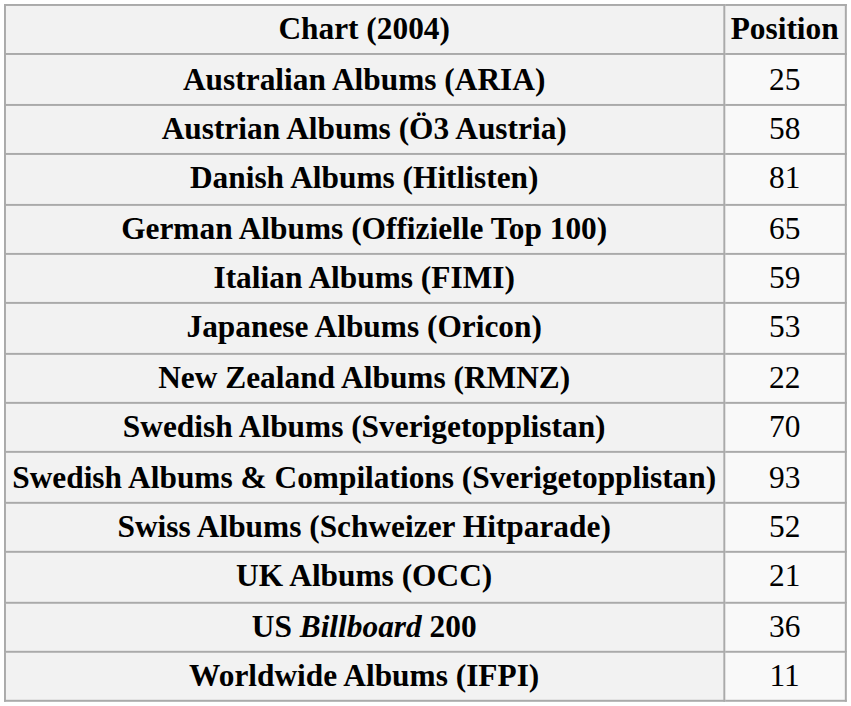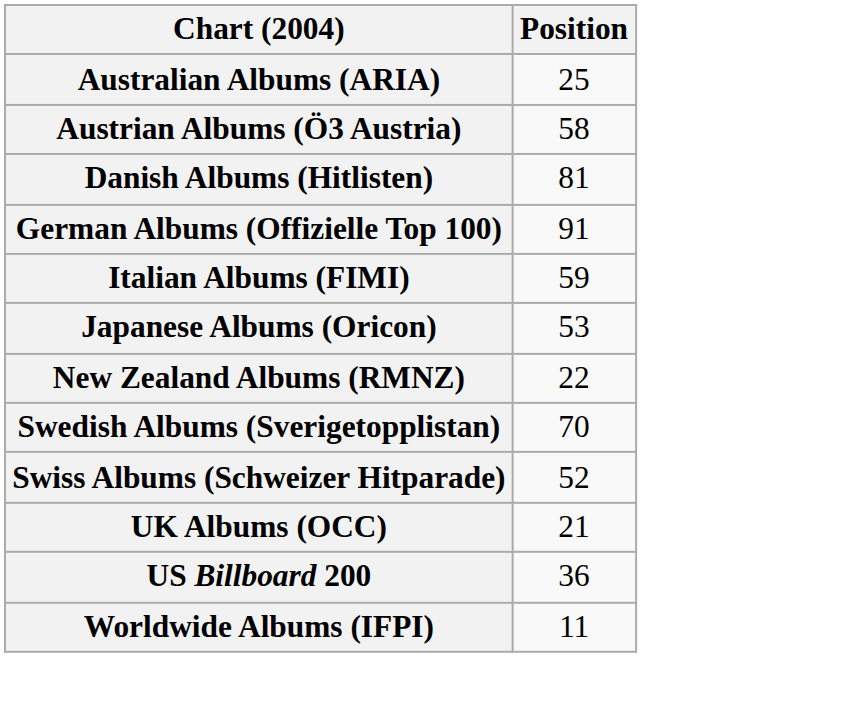(785, 228) 65 -> (574, 228) 91
- row: (364, 476)
